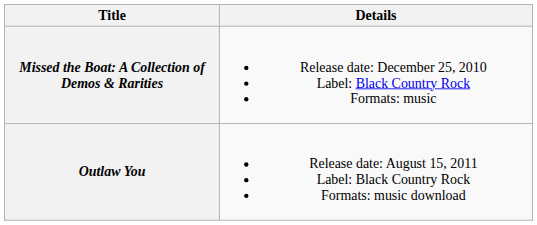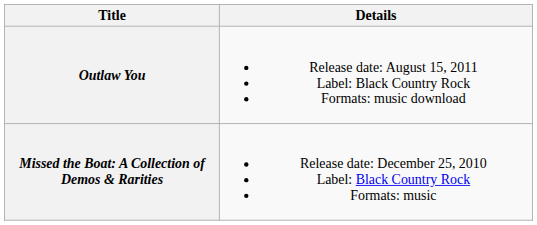rows swapped: (112, 75) <-> (112, 171)
